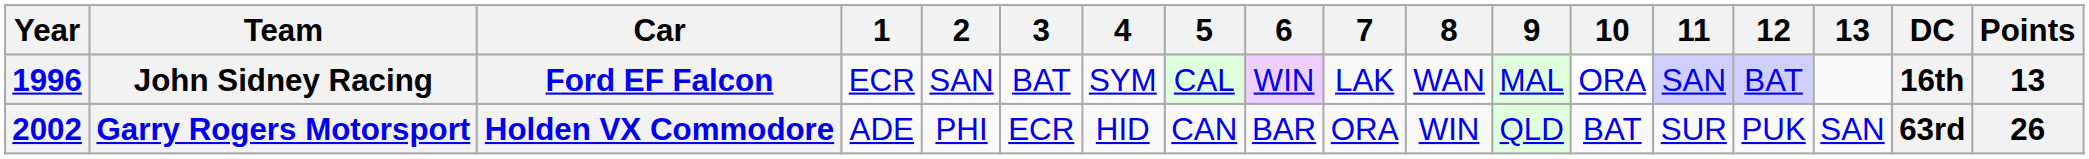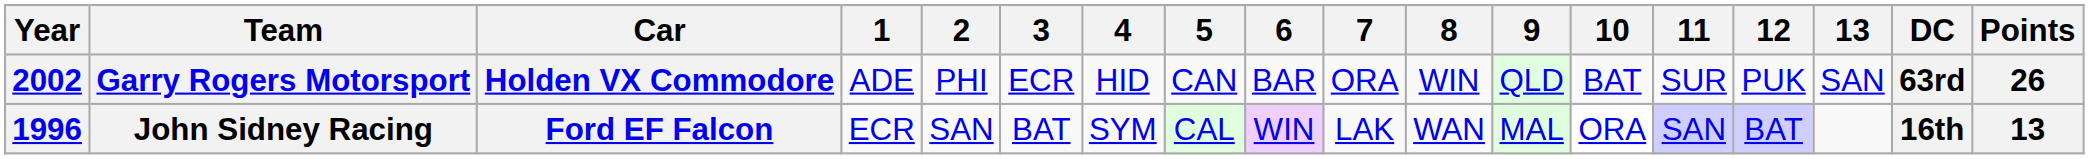rows swapped: (283, 80) <-> (283, 129)
